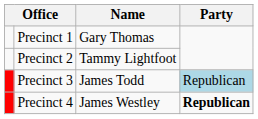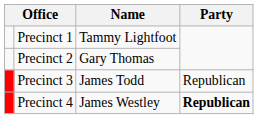(117, 37) Gary Thomas -> (128, 37) Tammy Lightfoot
(128, 59) Tammy Lightfoot -> (117, 59) Gary Thomas
(214, 80) lightblue background -> (214, 80) no background
